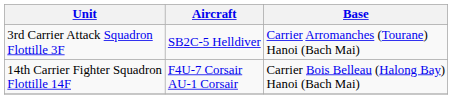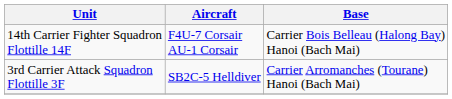rows swapped: (80, 42) <-> (85, 76)
